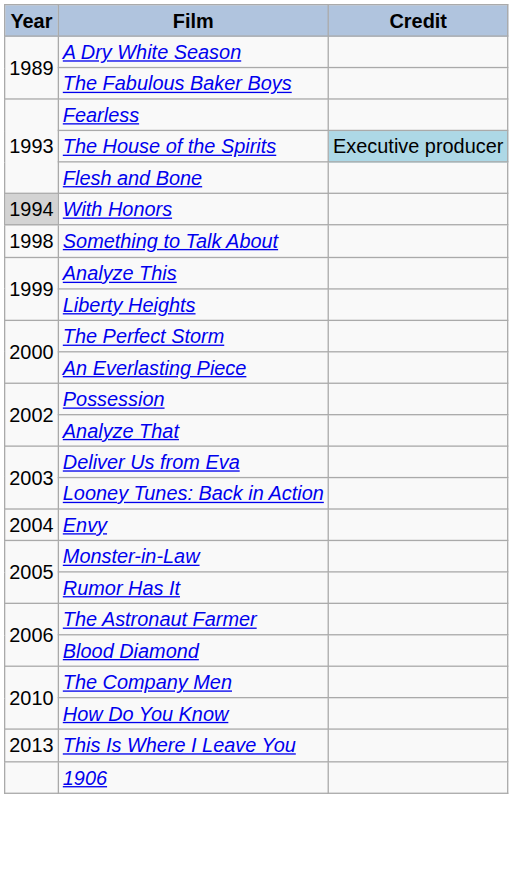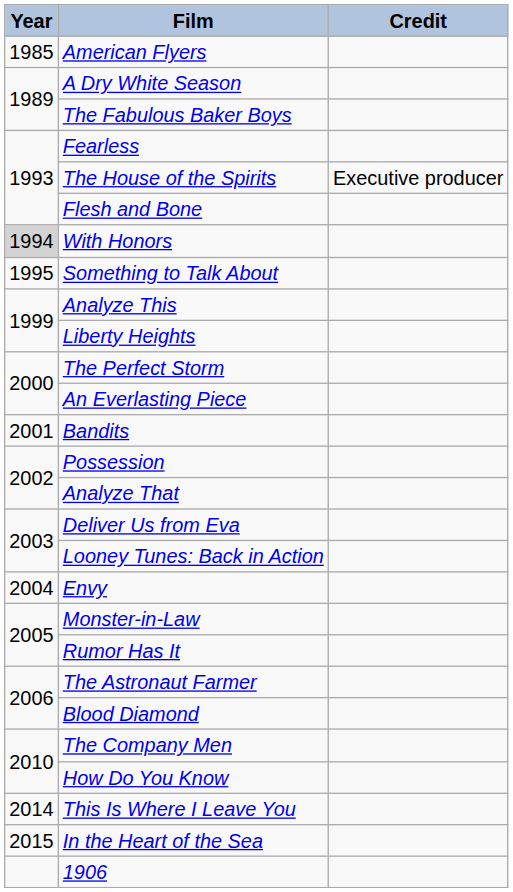+ row: (135, 52)
(418, 147) lightblue background -> (418, 178) no background
(31, 241) 1998 -> (31, 273) 1995
+ row: (96, 430)
(31, 746) 2013 -> (31, 809) 2014
+ row: (163, 840)
